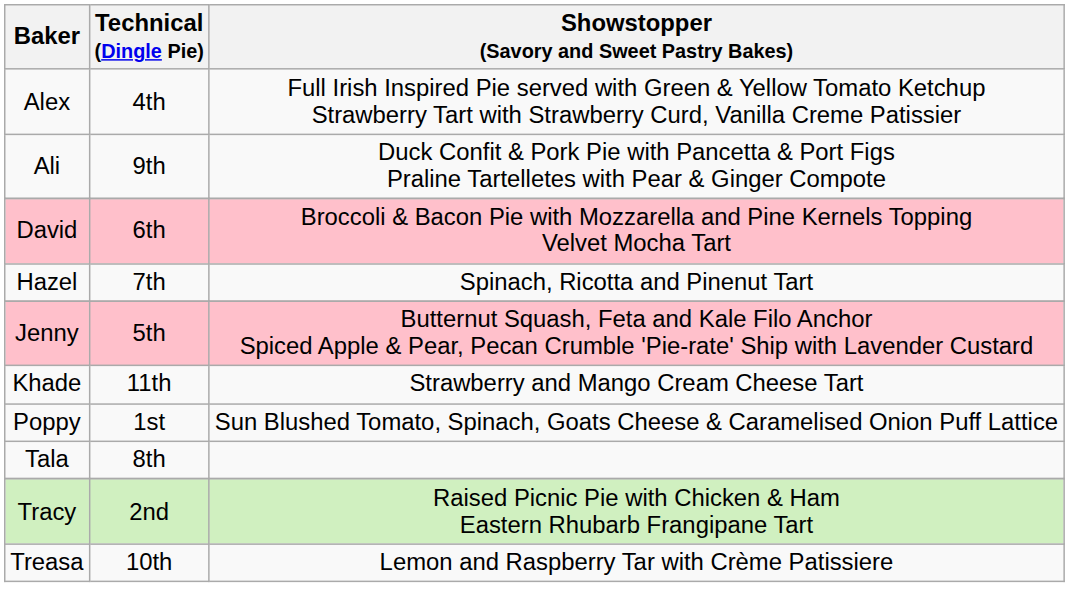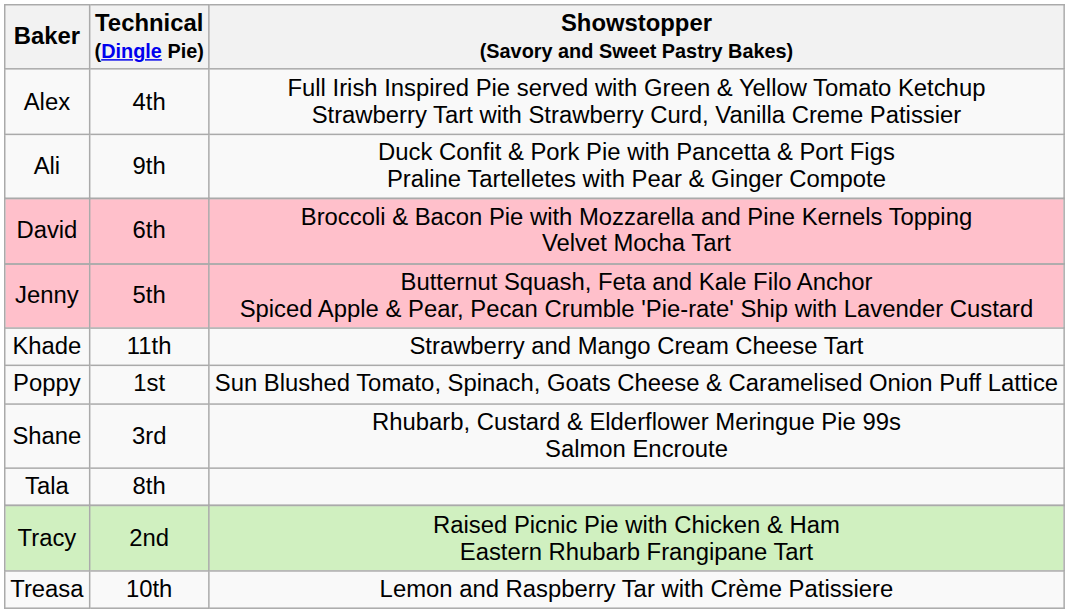- row: (47, 281)
+ row: (47, 435)
